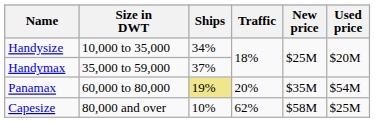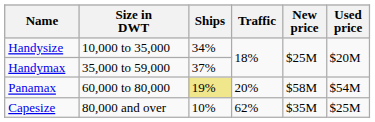(302, 87) $35M -> (302, 87) $58M
(302, 107) $58M -> (302, 107) $35M
